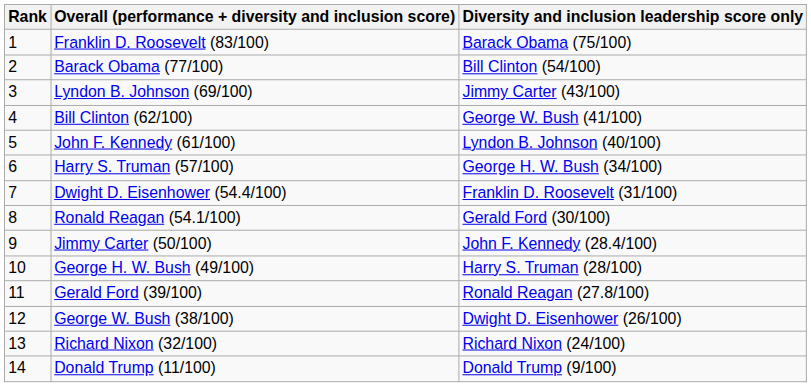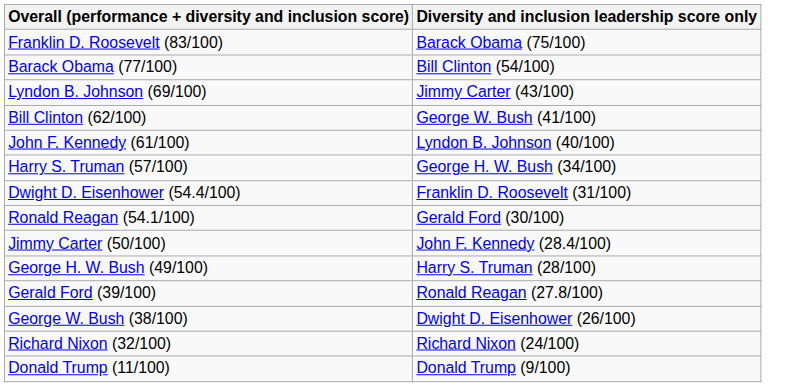- column: (28, 17)
